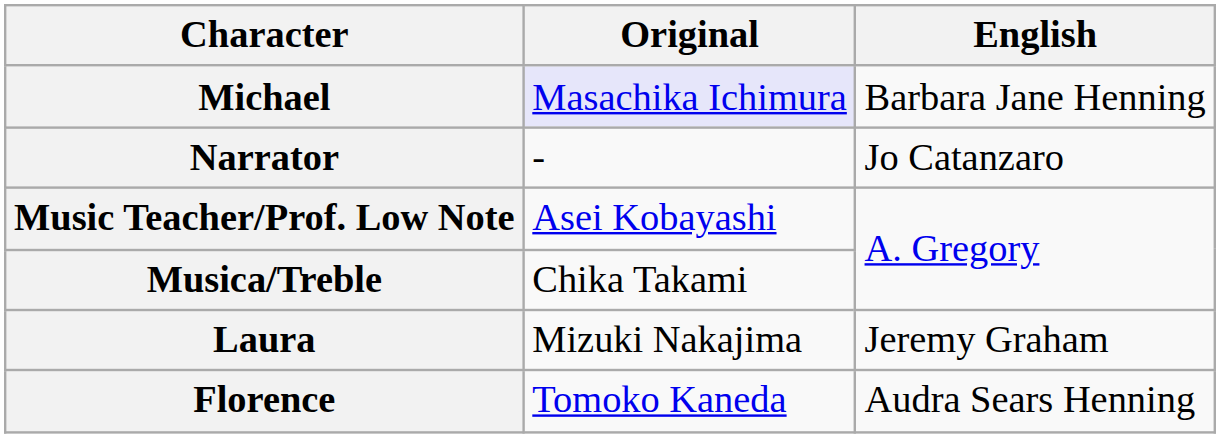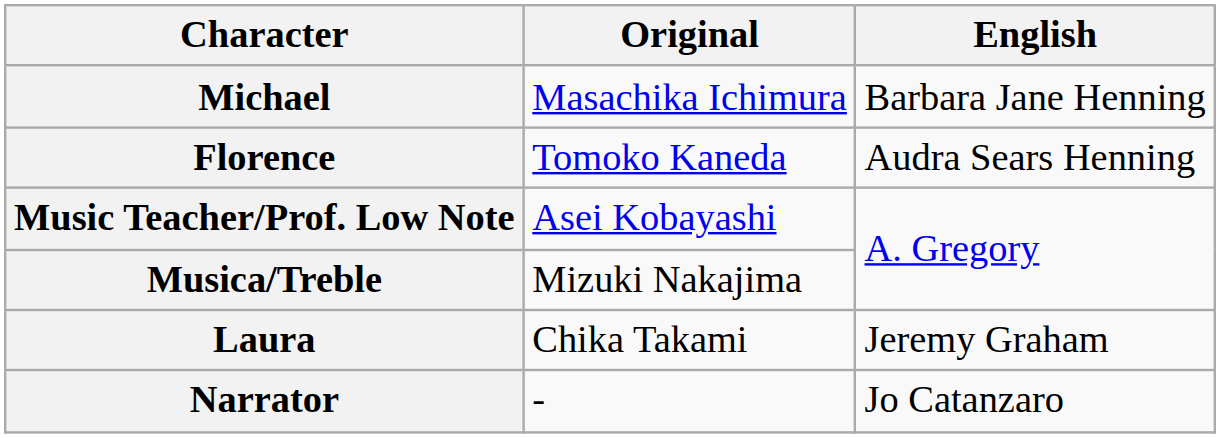(690, 95) lavender background -> (690, 95) no background
rows swapped: (264, 400) <-> (264, 156)
(640, 278) Chika Takami -> (667, 278) Mizuki Nakajima
(667, 339) Mizuki Nakajima -> (640, 339) Chika Takami
